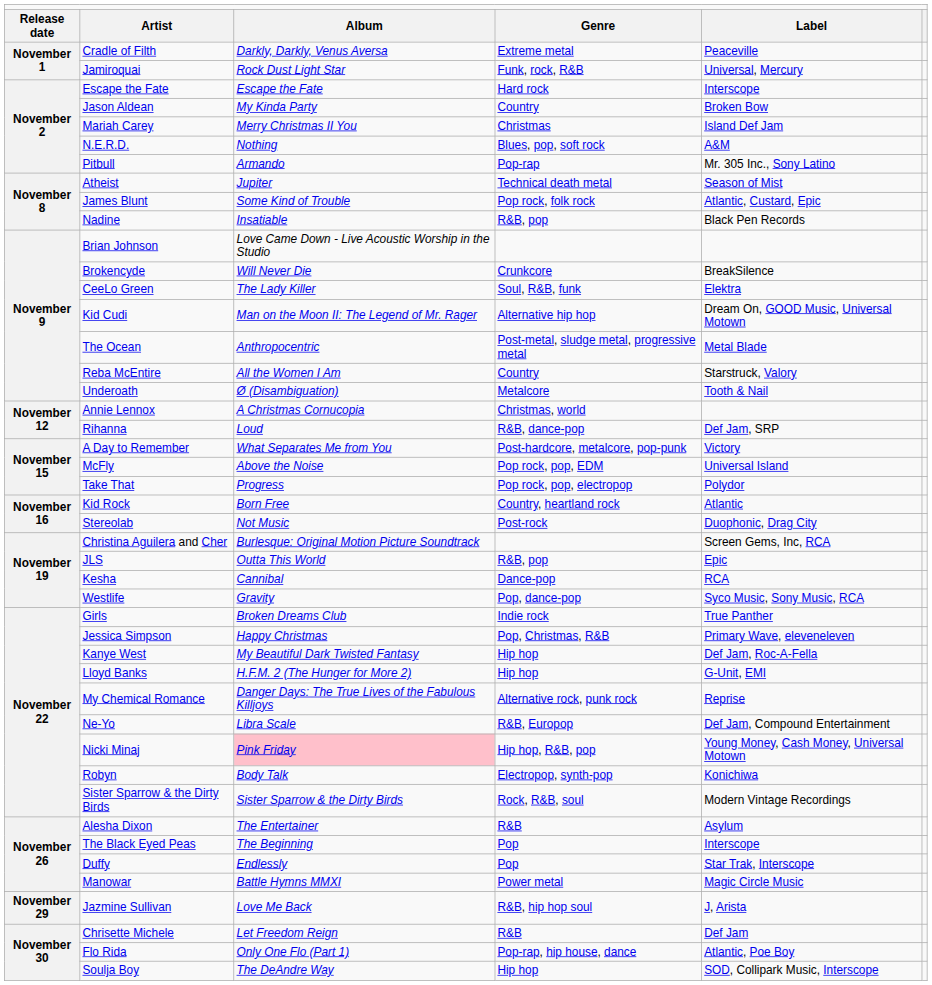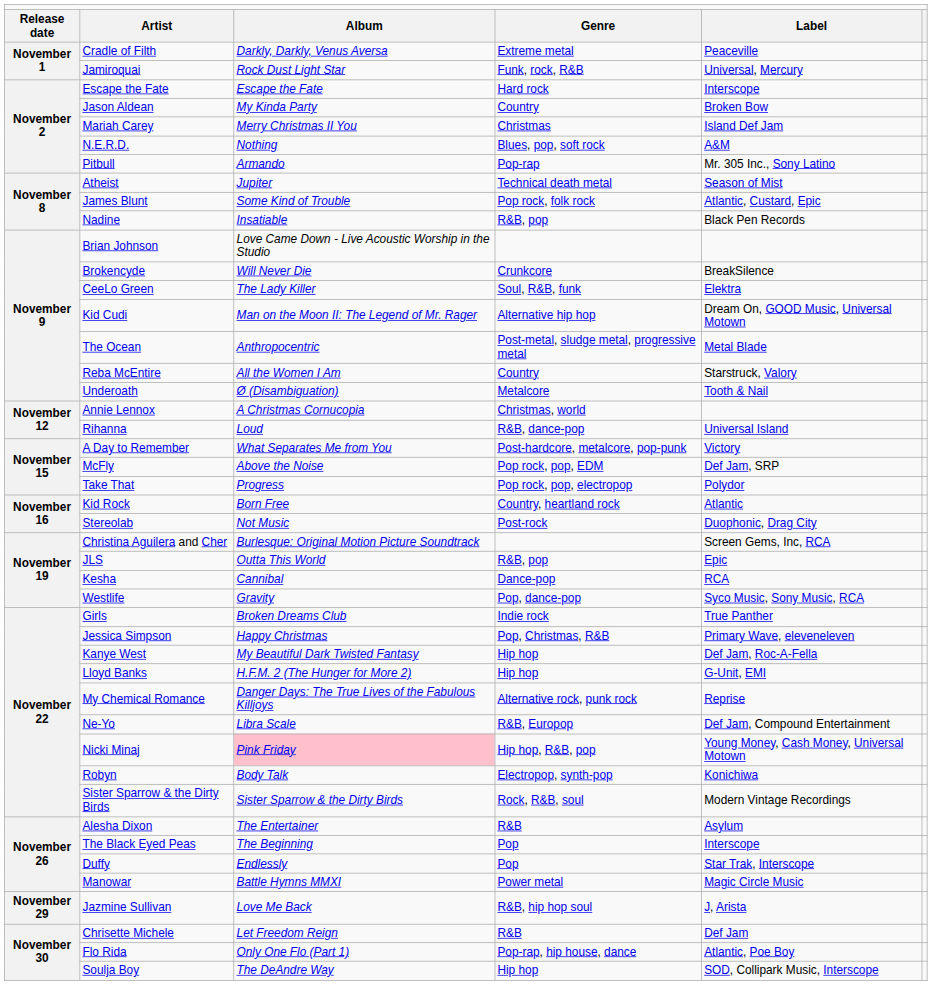(742, 429) Def Jam, SRP -> (746, 429) Universal Island
(746, 466) Universal Island -> (742, 466) Def Jam, SRP
